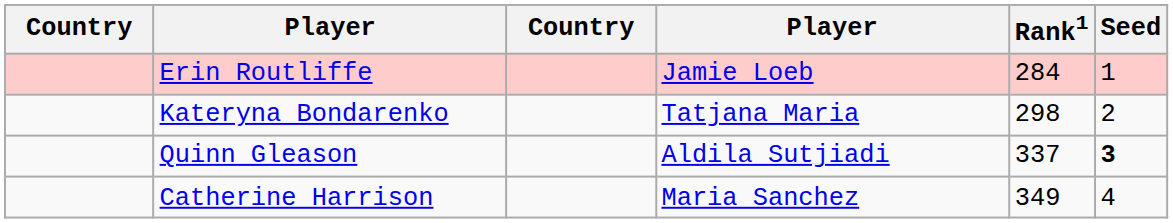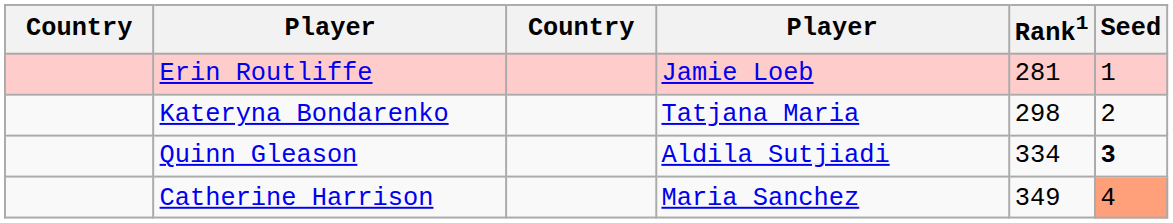(1038, 73) 284 -> (1038, 73) 281
(1038, 156) 337 -> (1038, 156) 334
(1108, 197) no background -> (1108, 197) lightsalmon background
